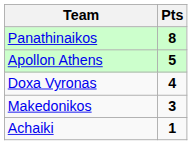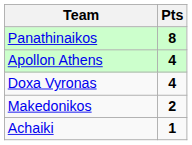(172, 60) 5 -> (172, 60) 4
(172, 106) 3 -> (172, 106) 2
